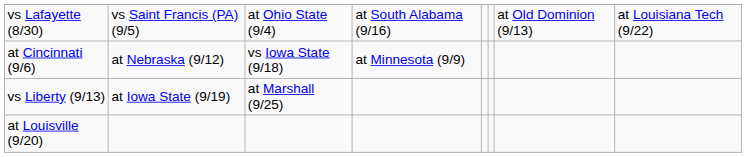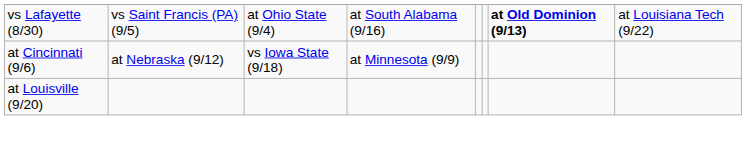(546, 22) normal -> (544, 22) bold
- row: (56, 96)
